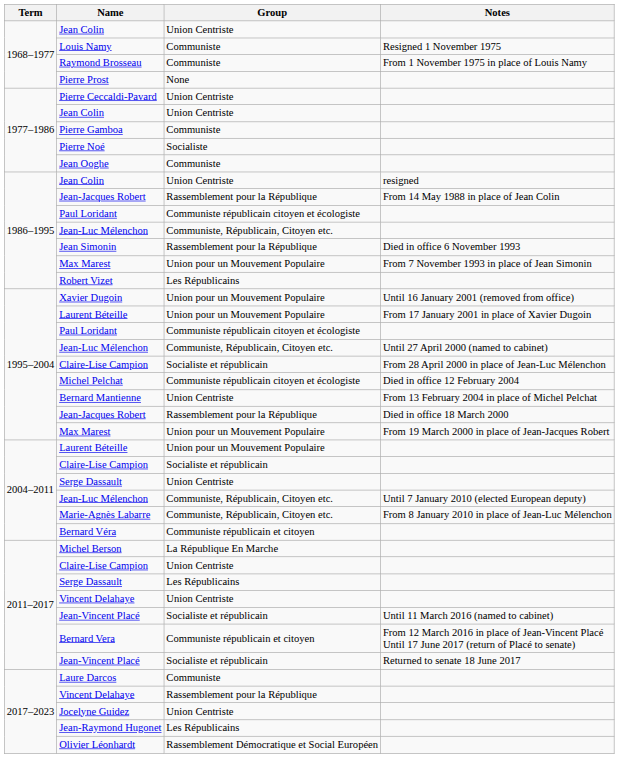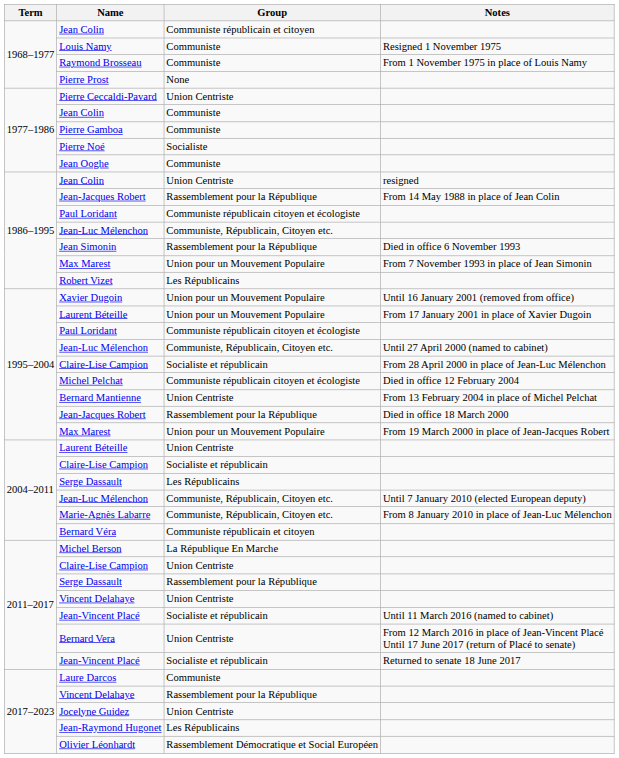(200, 29) Union Centriste -> (240, 29) Communiste républicain et citoyen
(200, 113) Union Centriste -> (193, 113) Communiste
(246, 448) Union pour un Mouvement Populaire -> (200, 448) Union Centriste
(200, 481) Union Centriste -> (203, 481) Les Républicains
(203, 582) Les Républicains -> (242, 582) Rassemblement pour la République
(240, 638) Communiste républicain et citoyen -> (200, 638) Union Centriste
